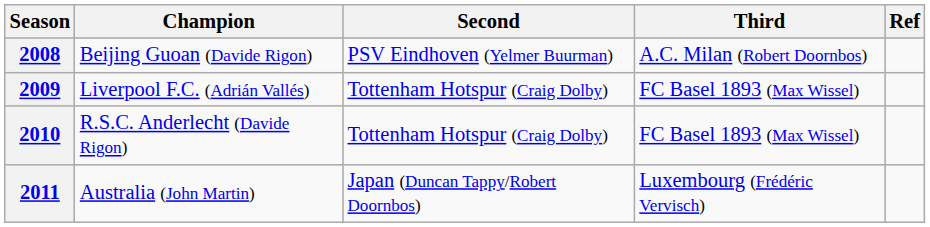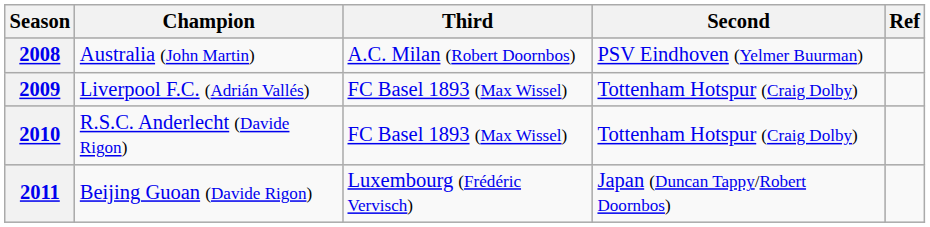columns swapped: (489, 21) <-> (759, 21)
(196, 54) Beijing Guoan (Davide Rigon) -> (167, 54) Australia (John Martin)
(167, 192) Australia (John Martin) -> (196, 192) Beijing Guoan (Davide Rigon)
